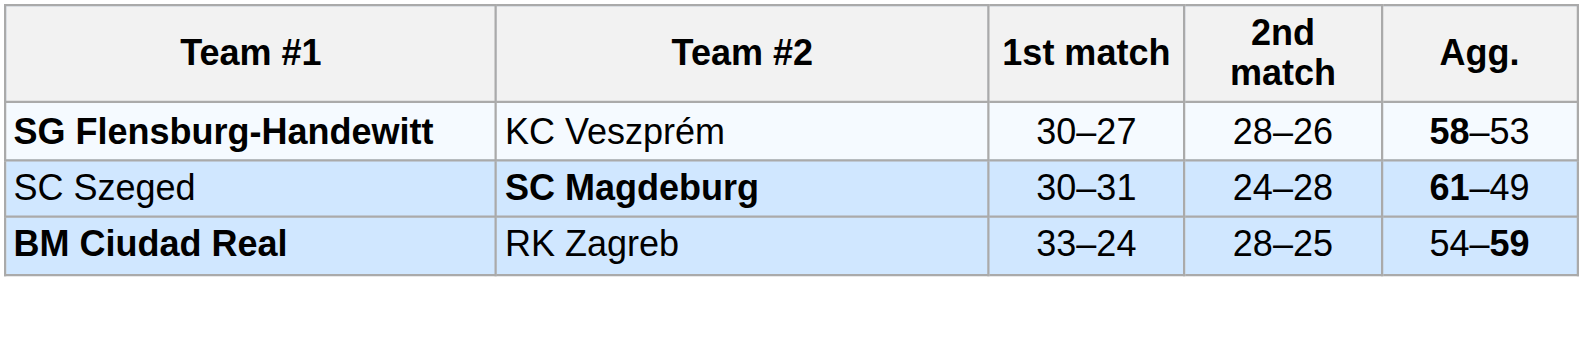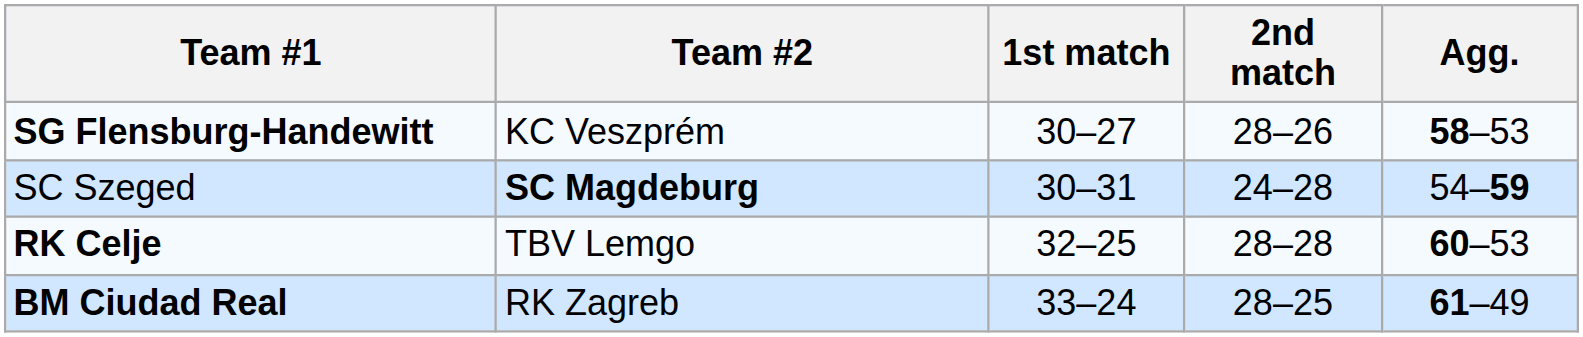(1480, 187) 61–49 -> (1480, 187) 54–59
+ row: (87, 244)
(1480, 244) 54–59 -> (1480, 301) 61–49
